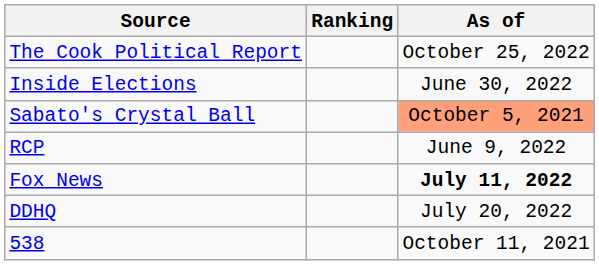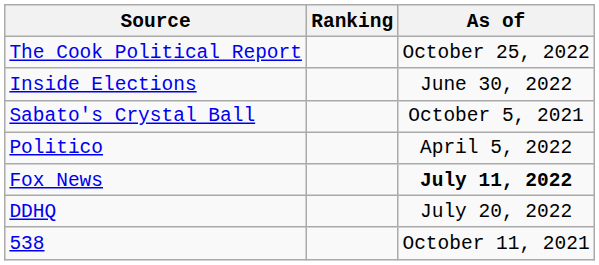(496, 116) lightsalmon background -> (496, 116) no background
+ row: (56, 148)
- row: (27, 148)
